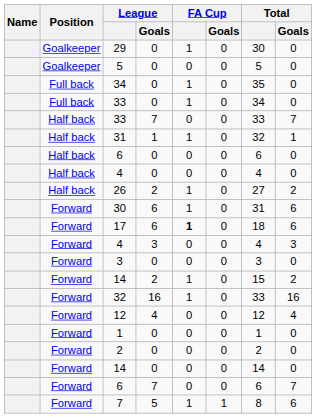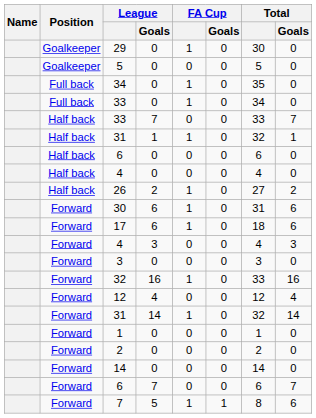(189, 226) bold -> (189, 226) normal
- row: (120, 279)
+ row: (120, 315)
